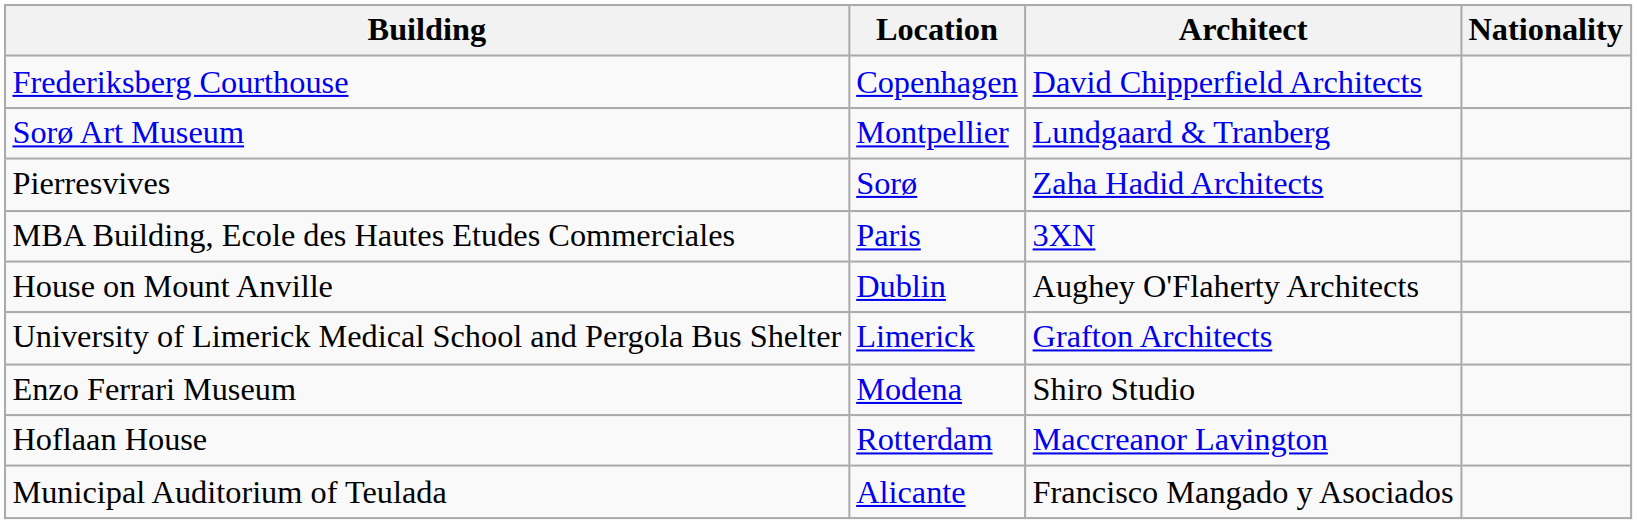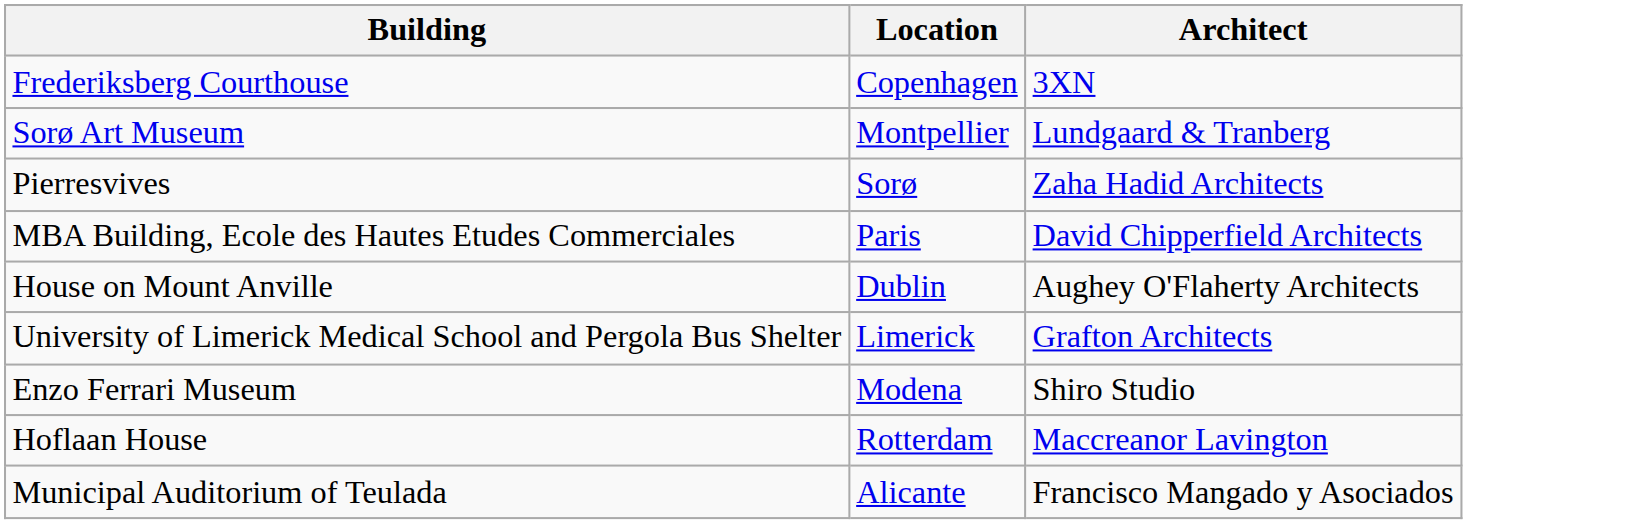- column: (1546, 30)
(1227, 81) David Chipperfield Architects -> (1064, 81) 3XN
(1064, 235) 3XN -> (1227, 235) David Chipperfield Architects
